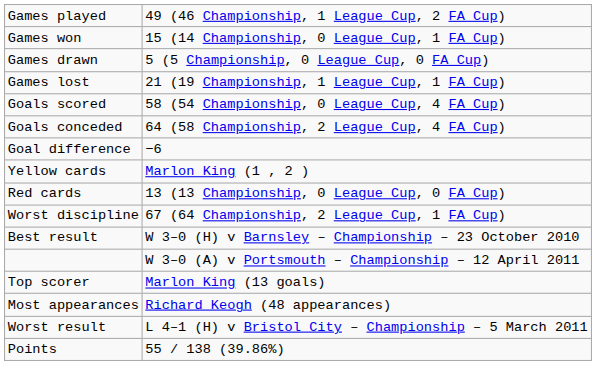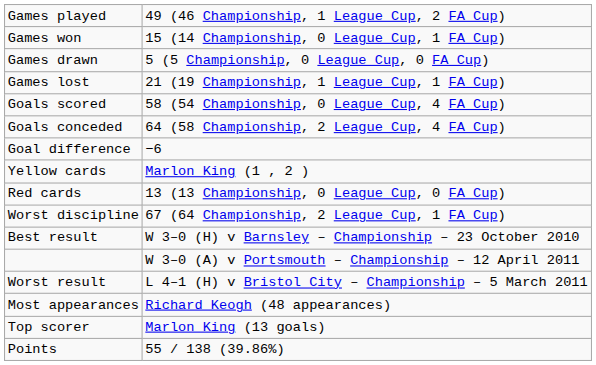rows swapped: (57, 327) <-> (49, 283)
